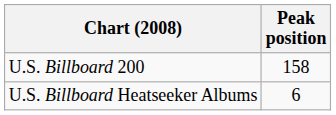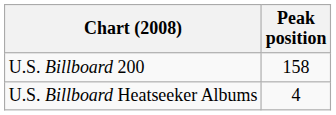(296, 95) 6 -> (296, 95) 4
